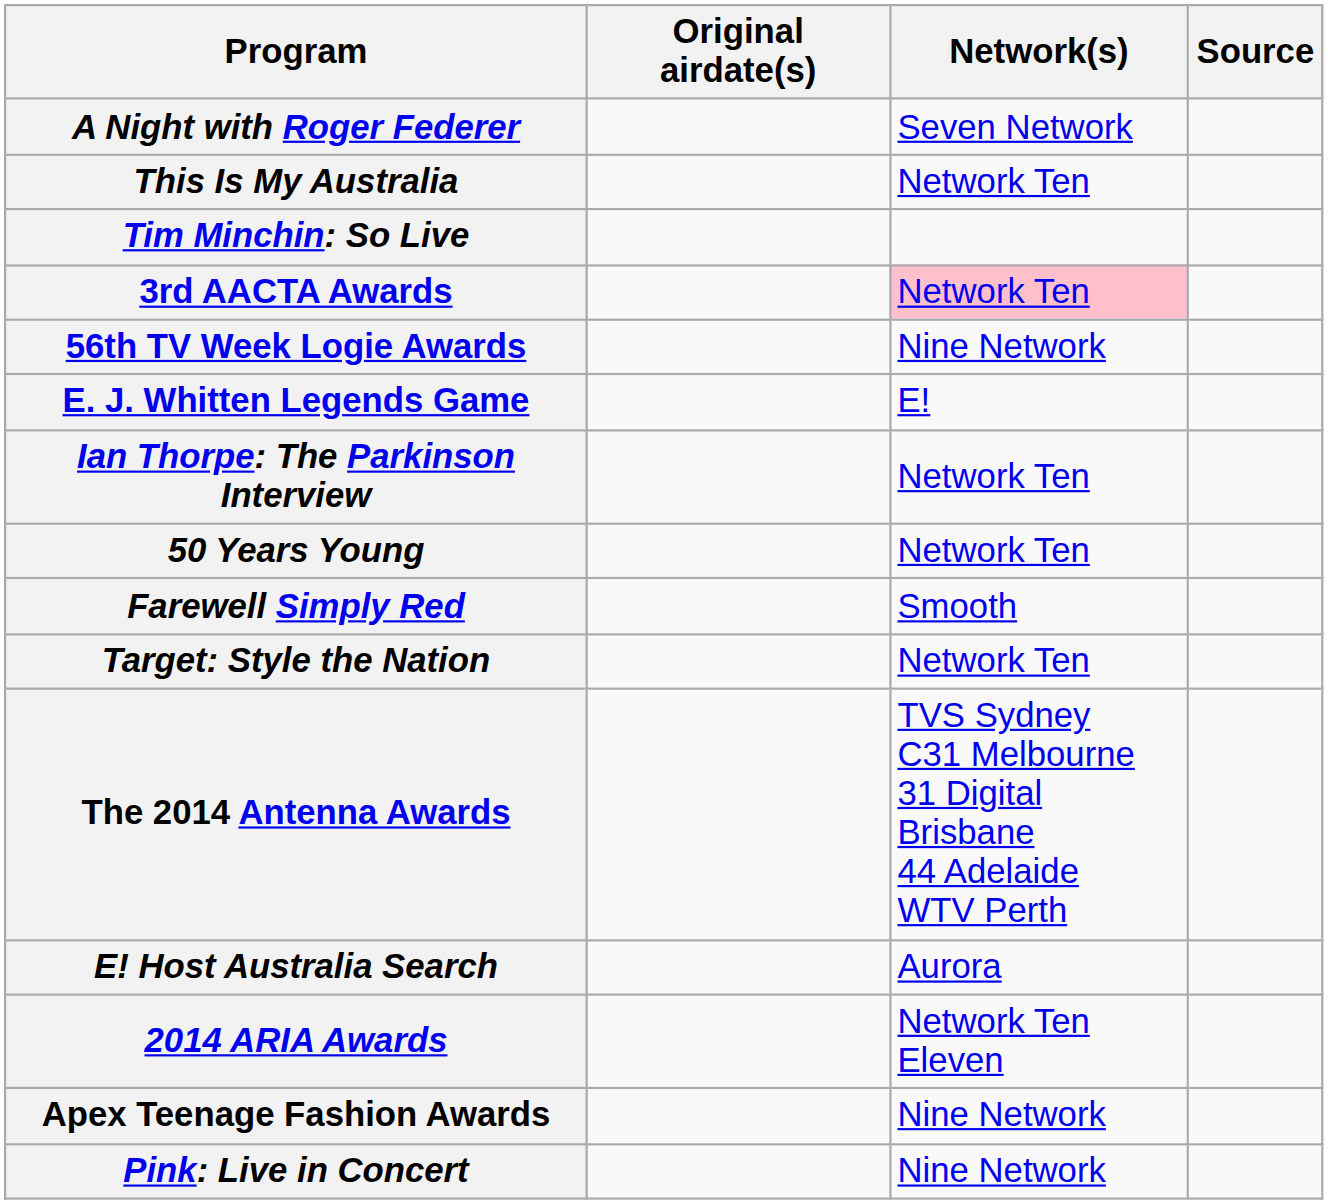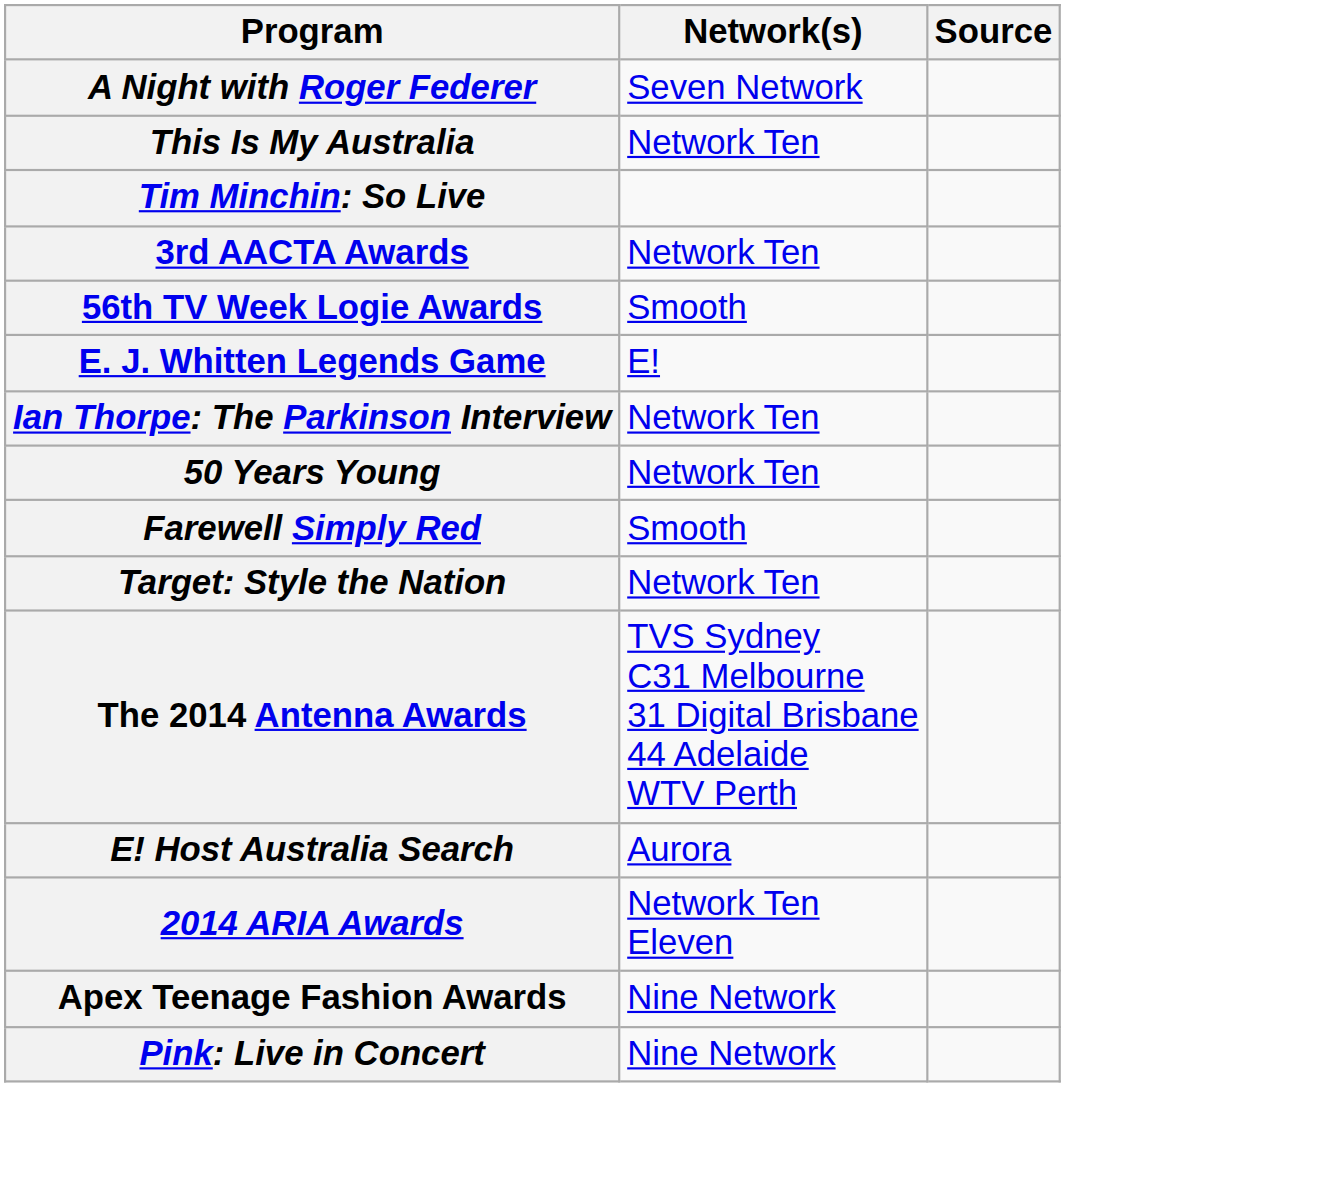- column: (738, 51)
(994, 291) pink background -> (723, 252) no background
(1002, 346) Nine Network -> (687, 307) Smooth
